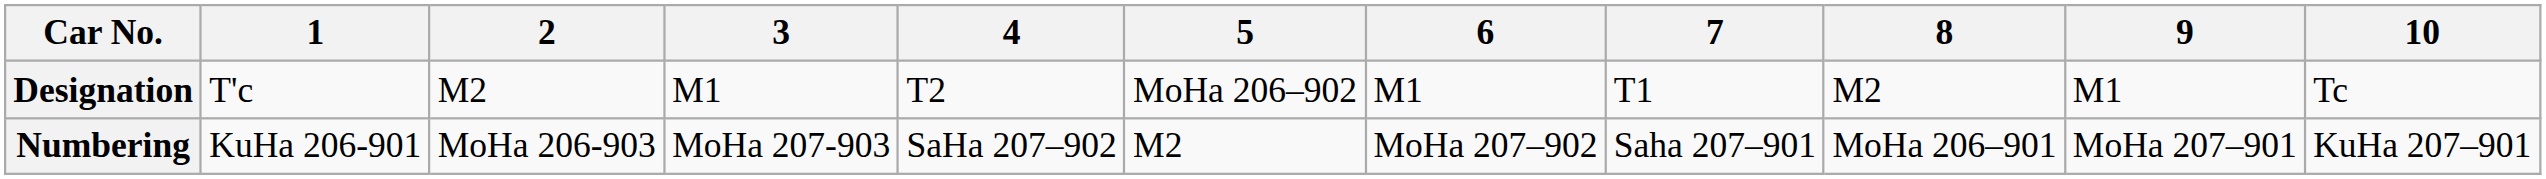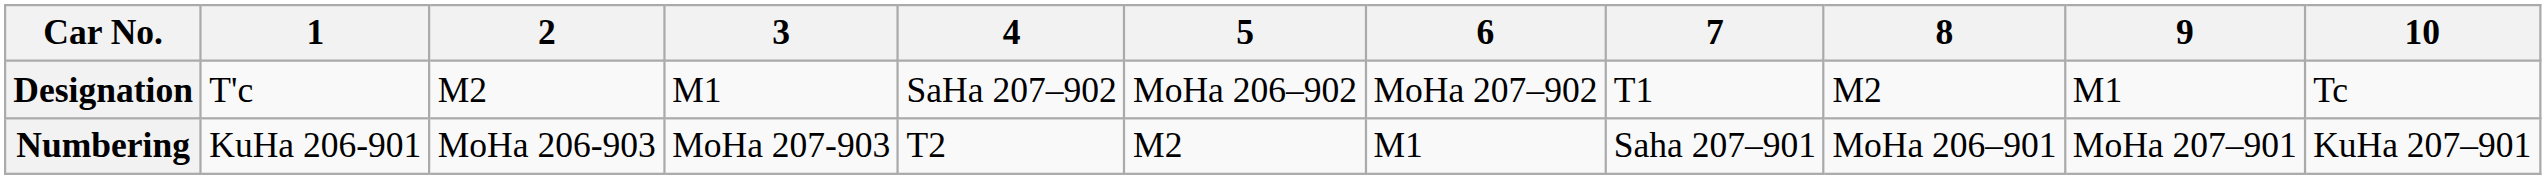(926, 88) T2 -> (1012, 88) SaHa 207–902
(1398, 88) M1 -> (1485, 88) MoHa 207–902
(1012, 145) SaHa 207–902 -> (926, 145) T2
(1485, 145) MoHa 207–902 -> (1398, 145) M1
